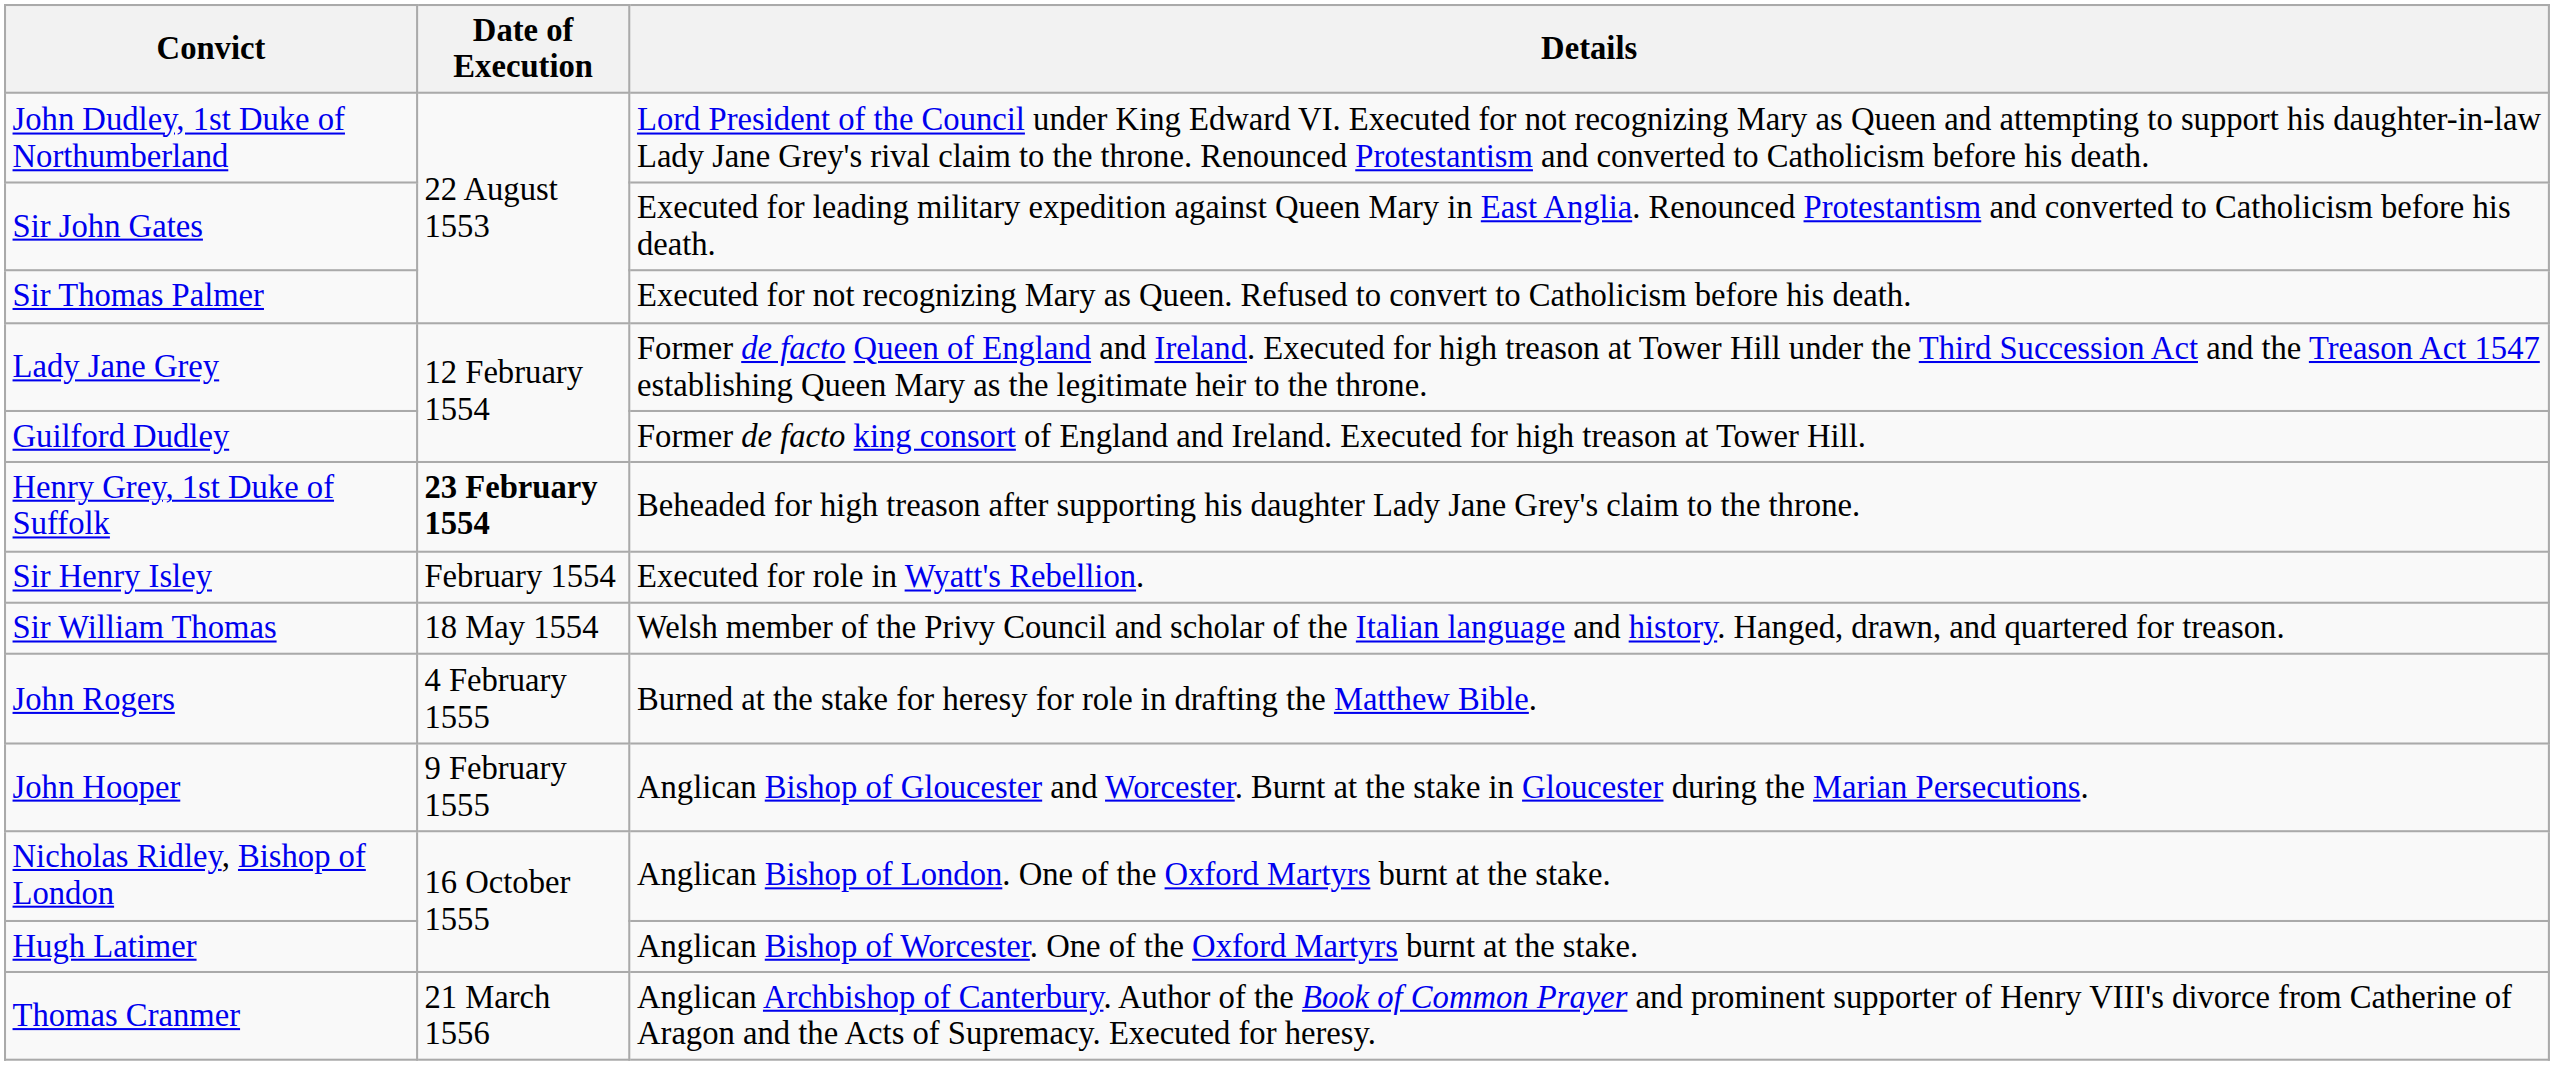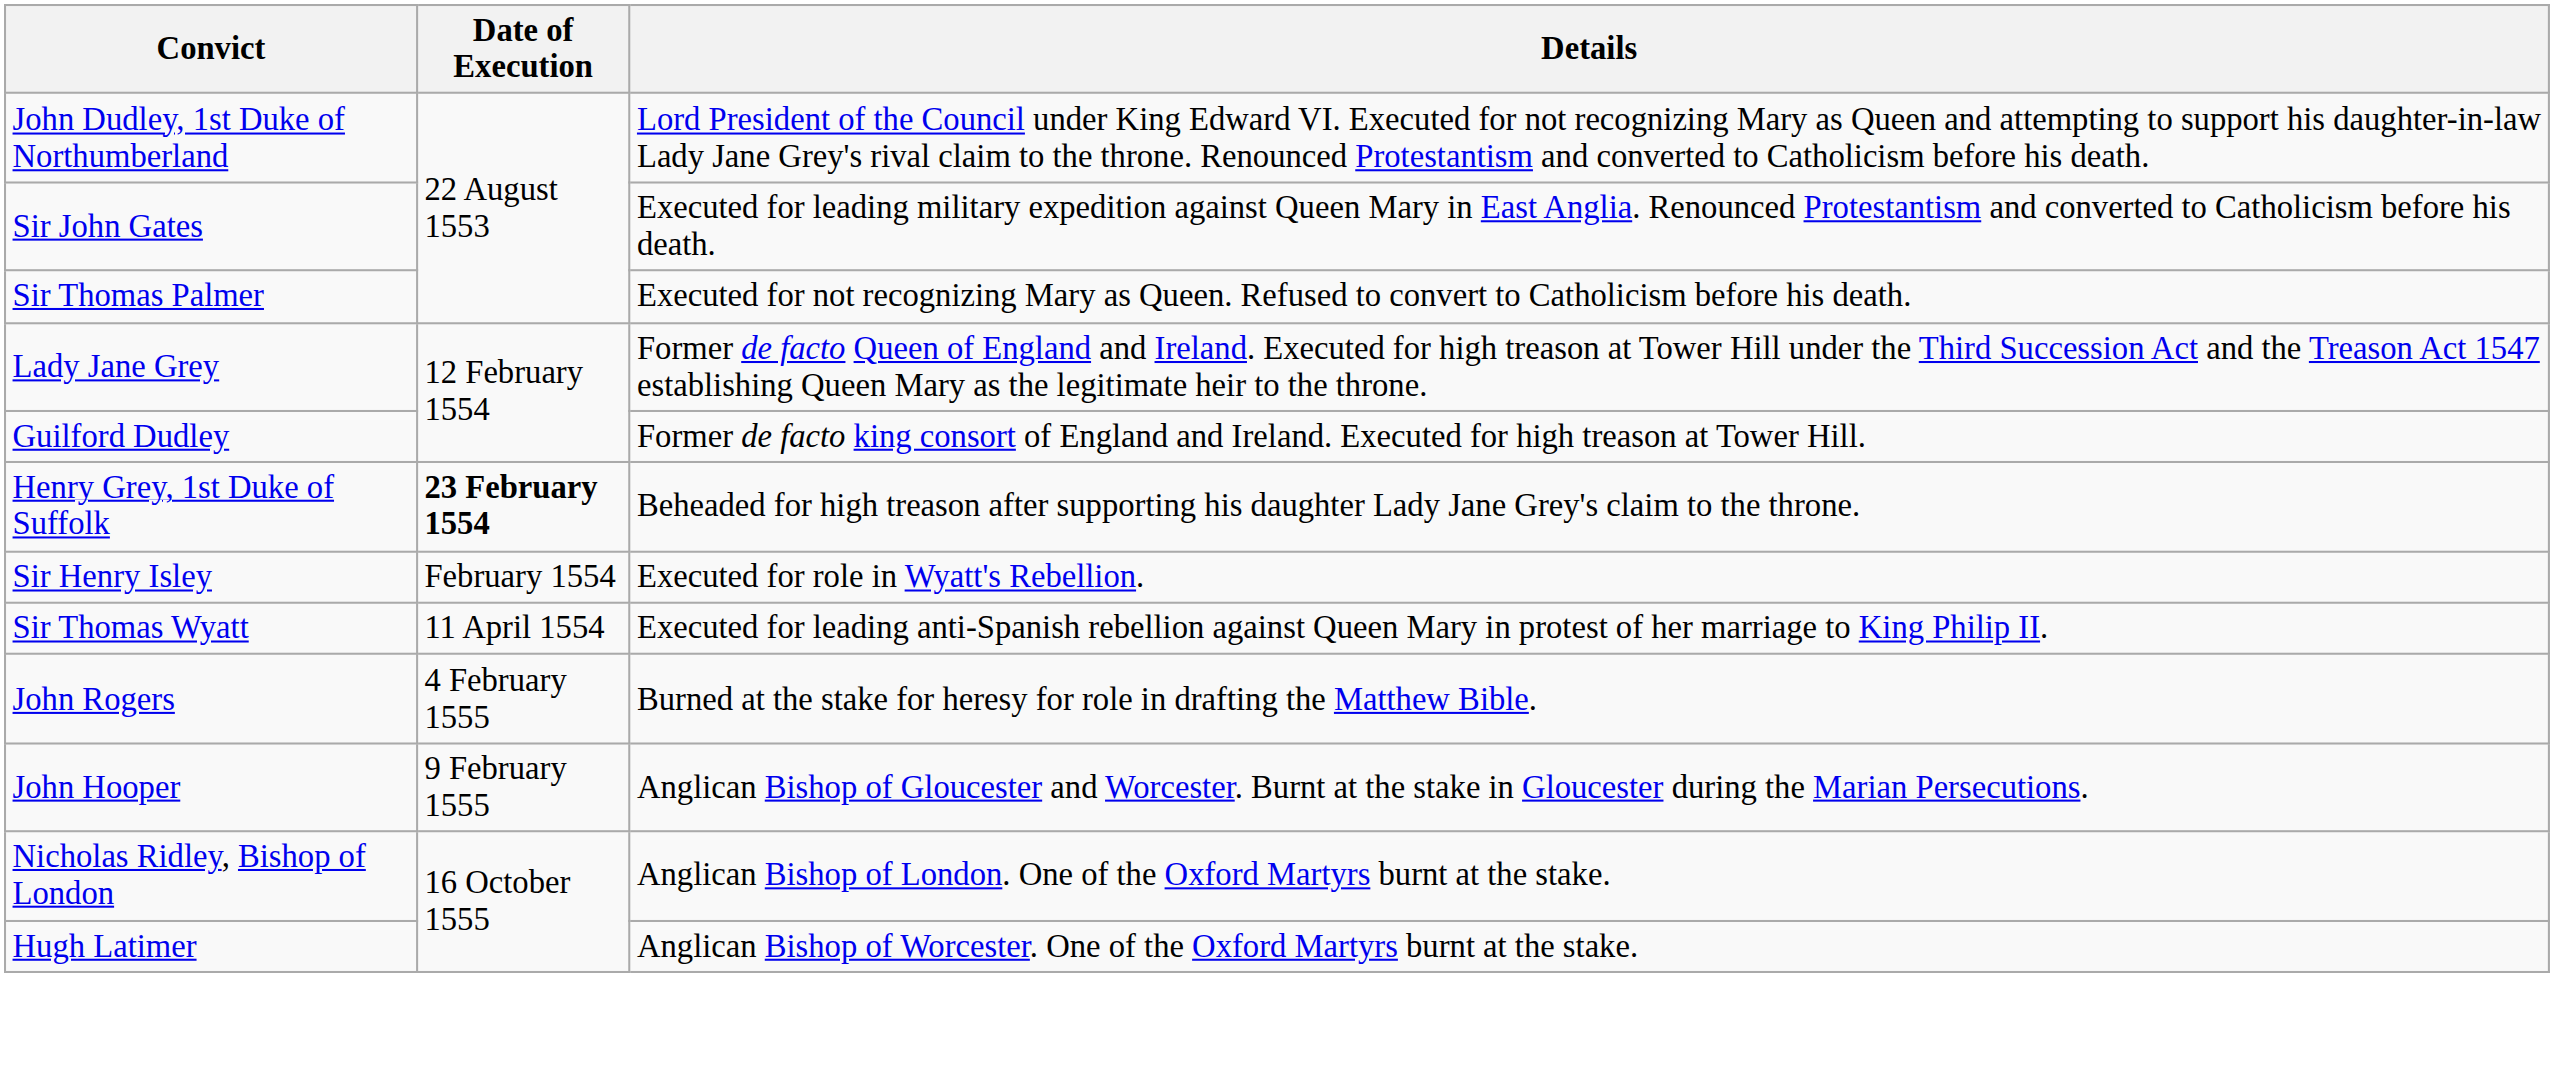+ row: (131, 628)
- row: (145, 628)
- row: (126, 1015)
